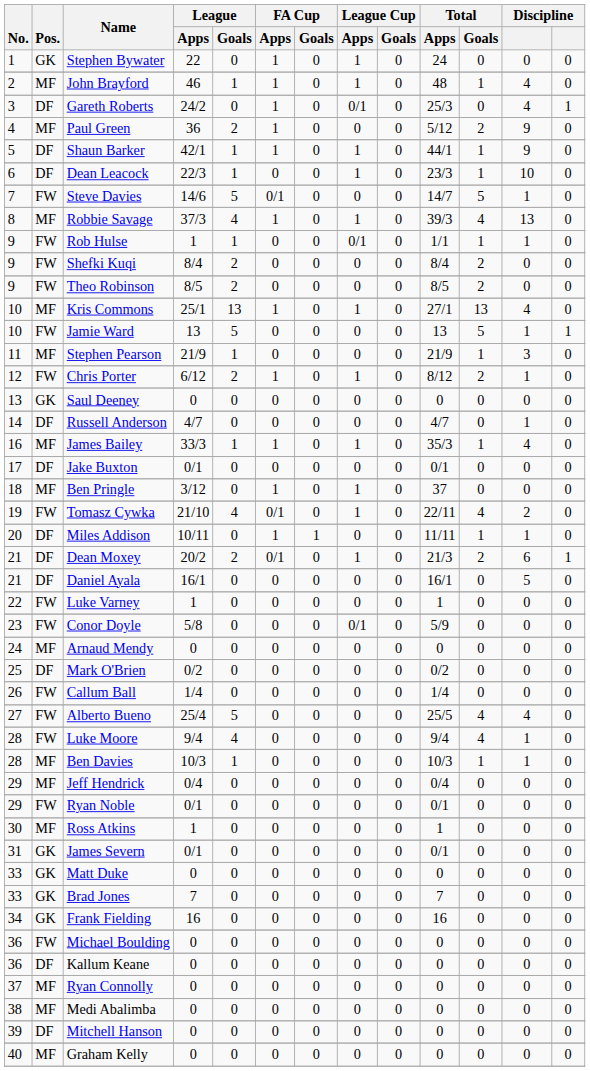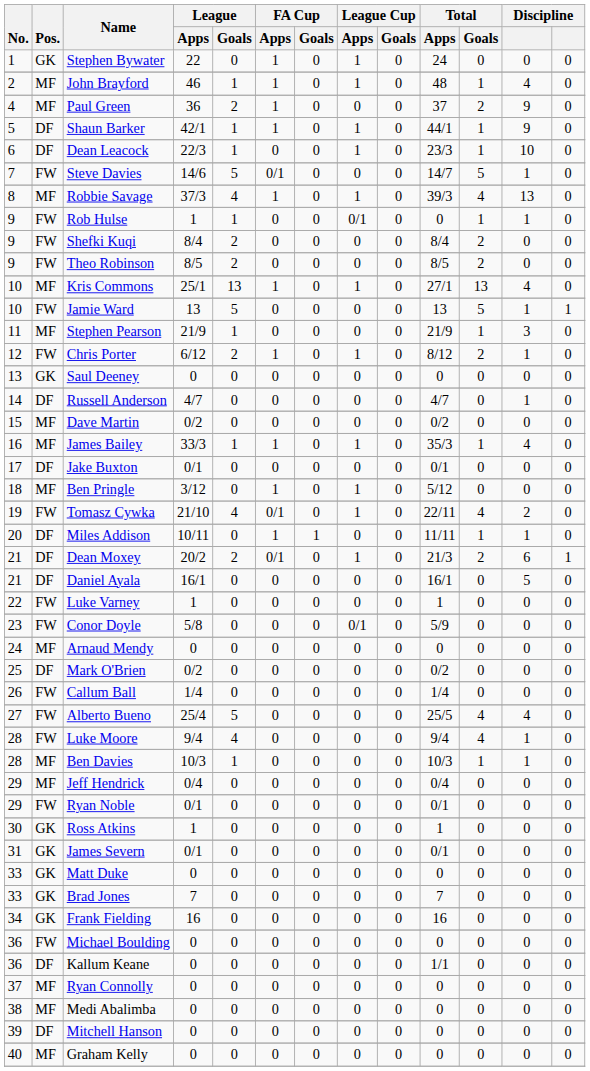- row: (110, 106)
(440, 128) 5/12 -> (440, 106) 37
(440, 241) 1/1 -> (440, 219) 0
+ row: (103, 422)
(440, 490) 37 -> (440, 490) 5/12
(46, 828) MF -> (46, 828) GK
(440, 964) 0 -> (440, 964) 1/1
